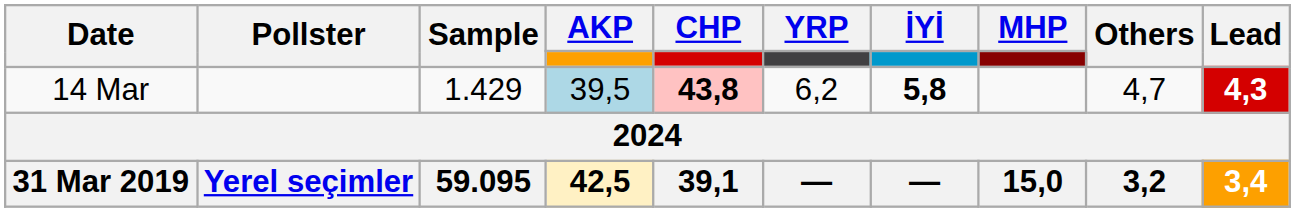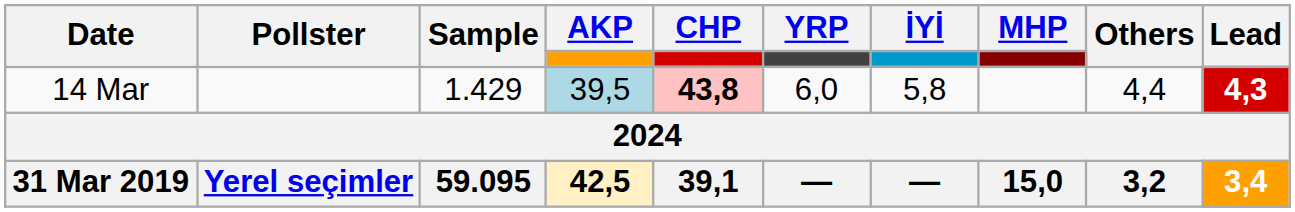(816, 89) 6,2 -> (816, 89) 6,0
(925, 89) bold -> (925, 89) normal
(1144, 89) 4,7 -> (1144, 89) 4,4
